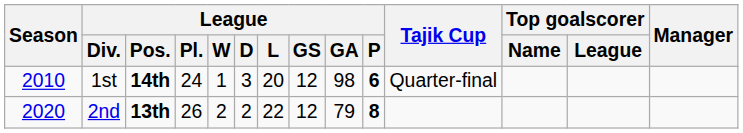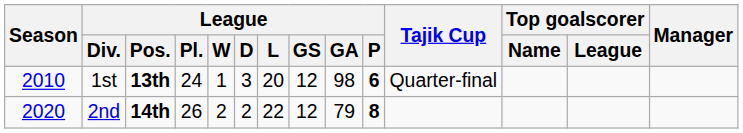(150, 81) 14th -> (150, 81) 13th
(150, 111) 13th -> (150, 111) 14th
